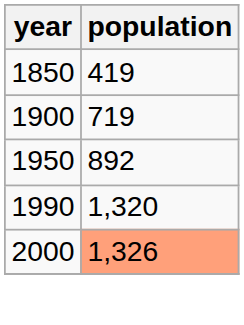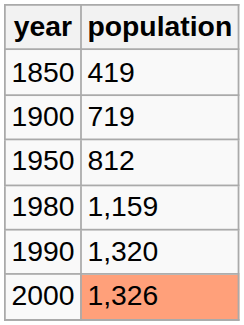(111, 161) 892 -> (111, 161) 812
+ row: (43, 206)
